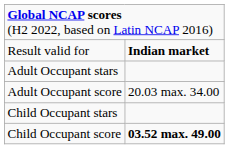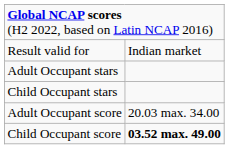(169, 50) bold -> (164, 50) normal
rows swapped: (65, 92) <-> (62, 112)
